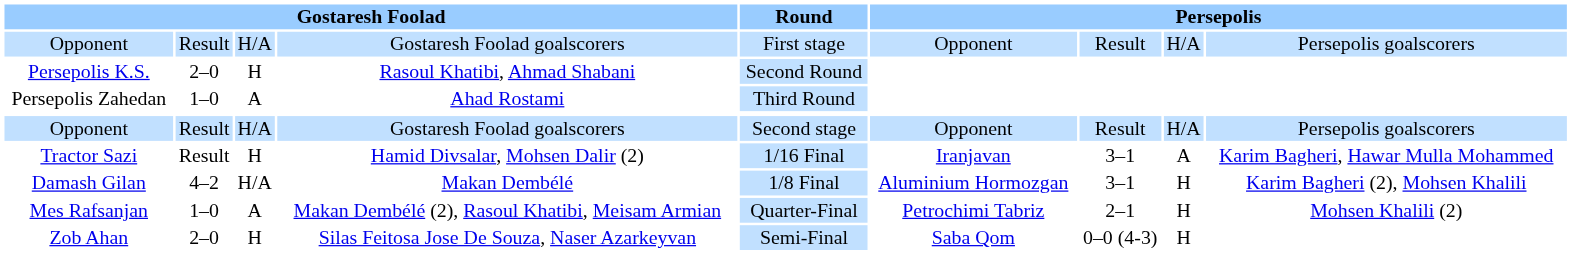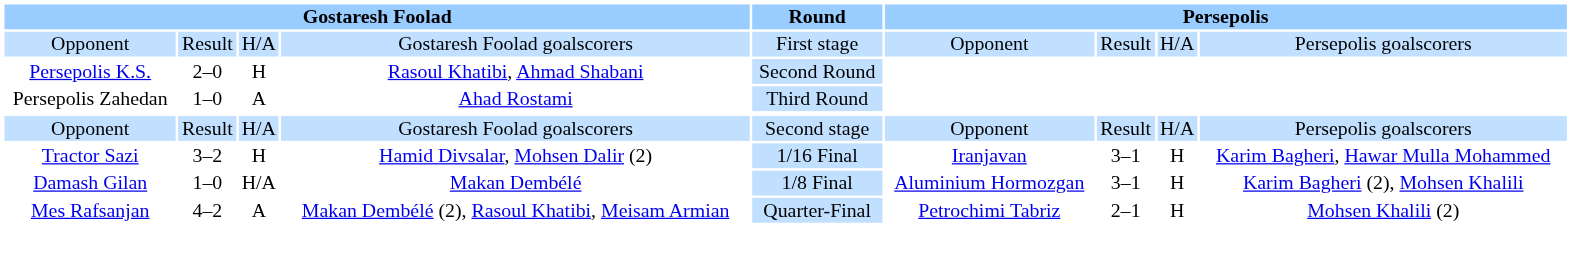(204, 155) Result -> (207, 155) 3–2
(1184, 155) A -> (1177, 155) H
(204, 182) 4–2 -> (207, 182) 1–0
(204, 210) 1–0 -> (207, 210) 4–2
- row: (89, 237)
